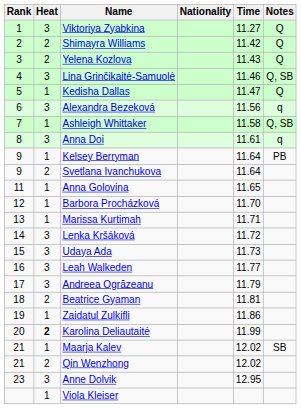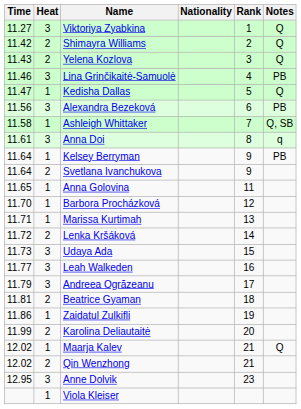columns swapped: (19, 12) <-> (248, 12)
(280, 76) Q, SB -> (280, 76) PB
(280, 108) q -> (280, 108) PB
(47, 236) 3 -> (47, 236) 2
(47, 332) bold -> (47, 332) normal
(280, 348) SB -> (280, 348) Q
